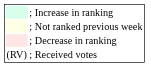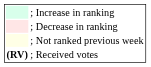rows swapped: (76, 40) <-> (89, 26)
(17, 54) normal -> (17, 54) bold
